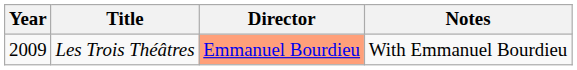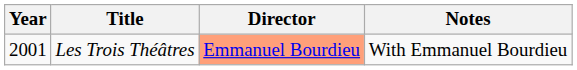(28, 49) 2009 -> (28, 49) 2001
